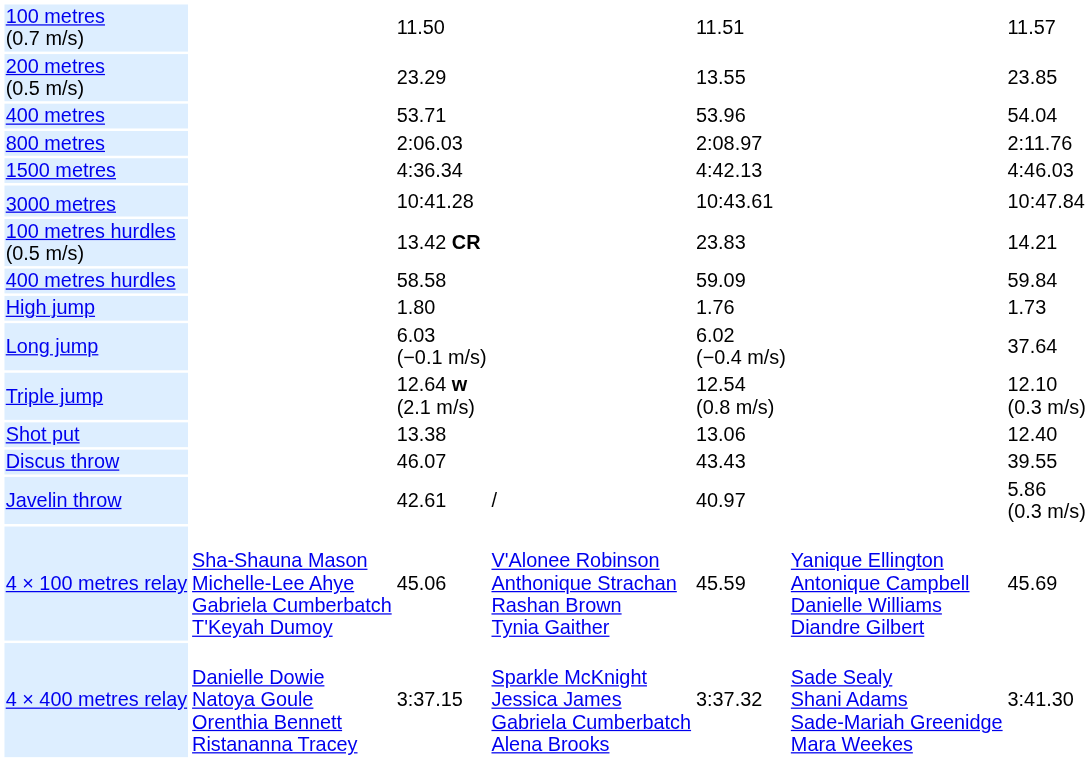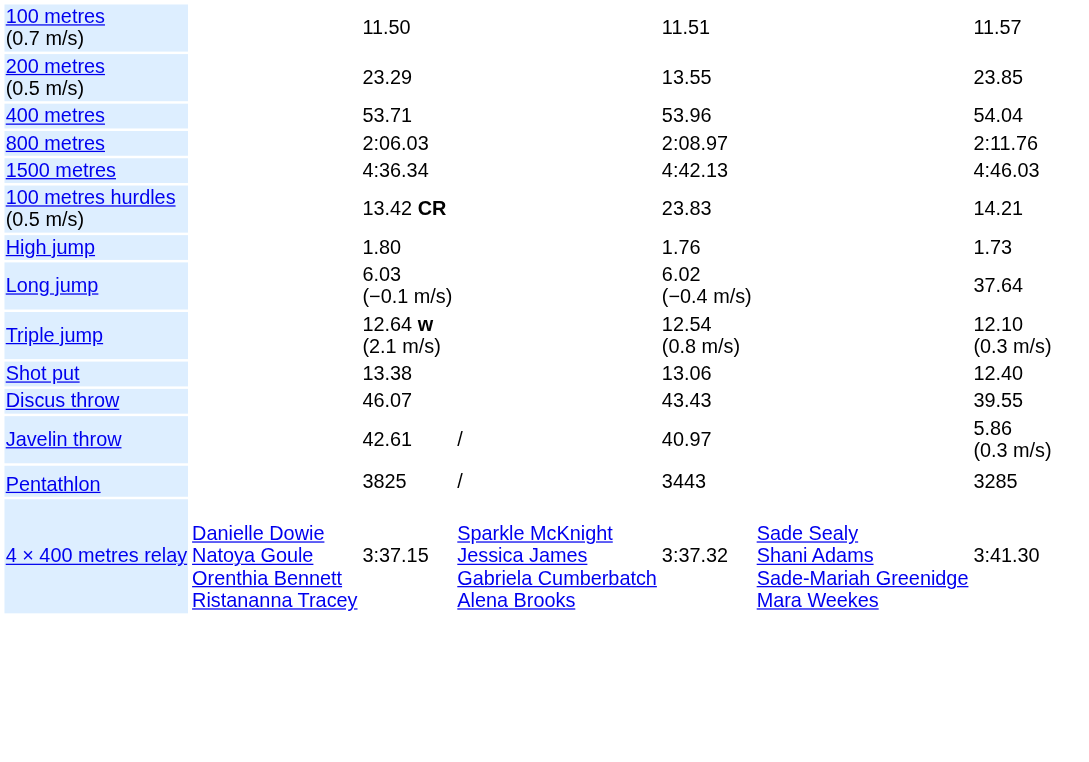- row: (67, 201)
- row: (91, 281)
+ row: (59, 481)
- row: (96, 583)
